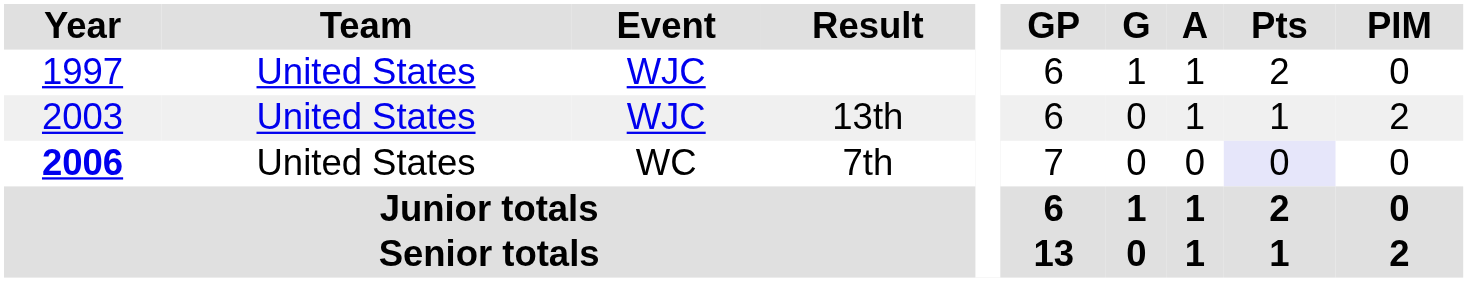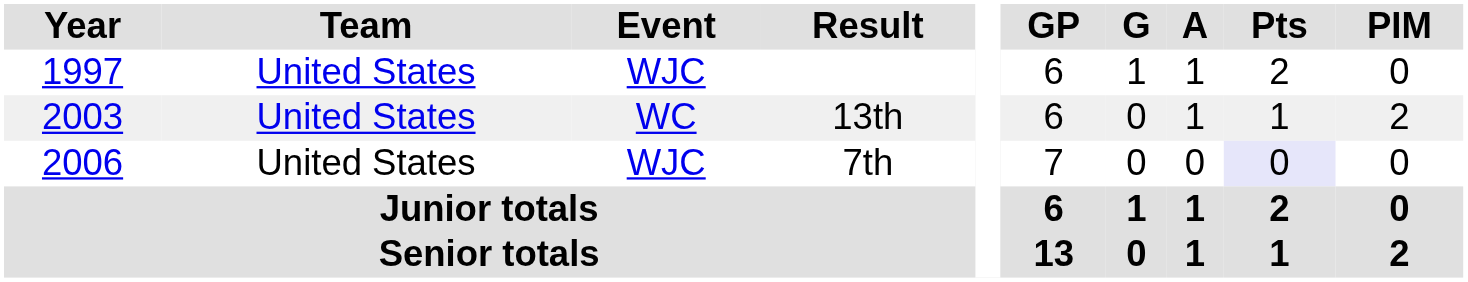(666, 117) WJC -> (666, 117) WC
(83, 162) bold -> (83, 162) normal
(666, 162) WC -> (666, 162) WJC
